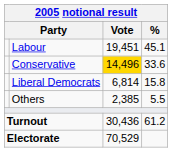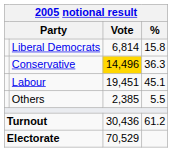rows swapped: (29, 47) <-> (56, 82)
(155, 64) 33.6 -> (155, 64) 36.3
